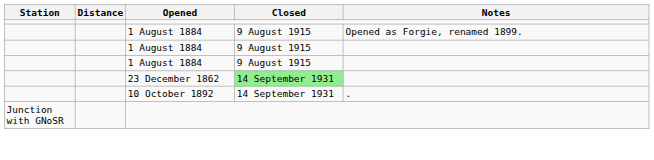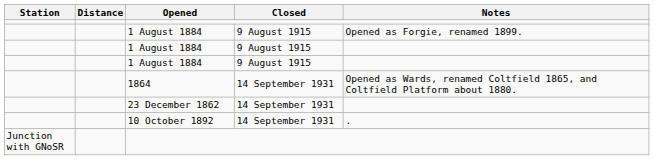+ row: (40, 84)
(285, 78) lightgreen background -> (285, 105) no background
